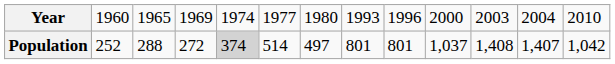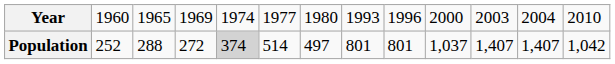(494, 44) 1,408 -> (494, 44) 1,407
